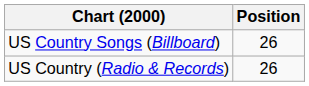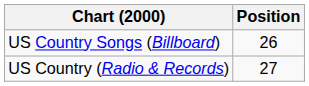(268, 68) 26 -> (268, 68) 27
